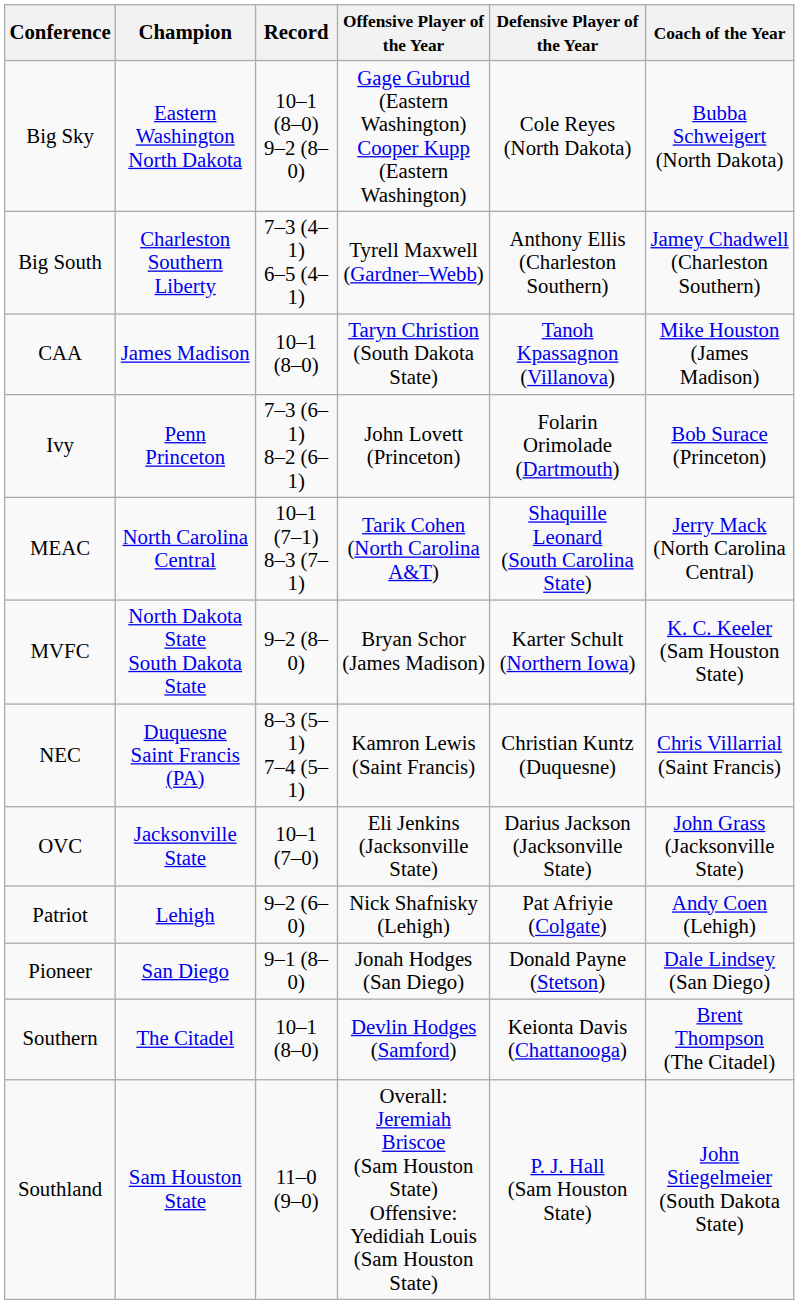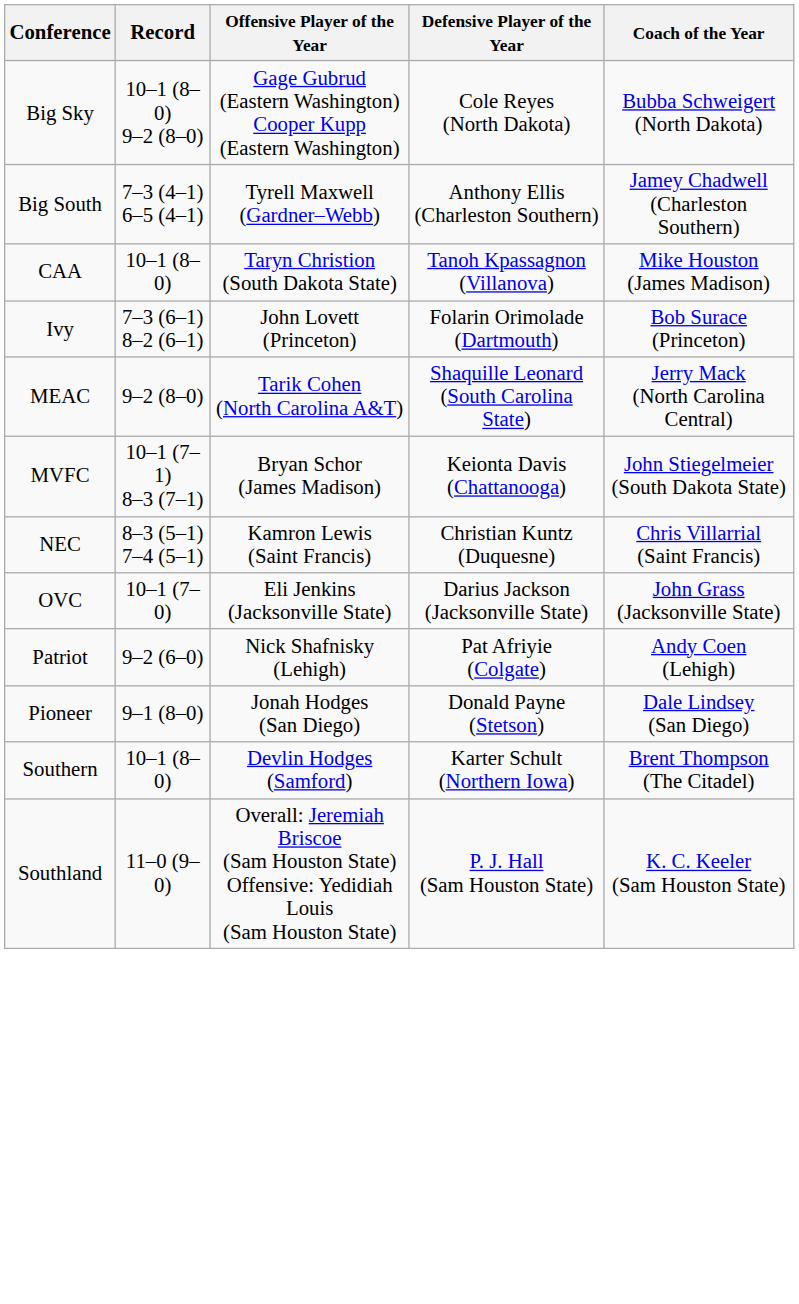- column: (185, 32)
(296, 548) 10–1 (7–1) 8–3 (7–1) -> (163, 396) 9–2 (8–0)
(296, 651) 9–2 (8–0) -> (163, 476) 10–1 (7–1) 8–3 (7–1)
(568, 651) Karter Schult (Northern Iowa) -> (507, 476) Keionta Davis (Chattanooga)
(720, 651) K. C. Keeler (Sam Houston State) -> (699, 476) John Stiegelmeier (South Dakota State)
(568, 1039) Keionta Davis (Chattanooga) -> (507, 769) Karter Schult (Northern Iowa)
(720, 1189) John Stiegelmeier (South Dakota State) -> (699, 873) K. C. Keeler (Sam Houston State)
